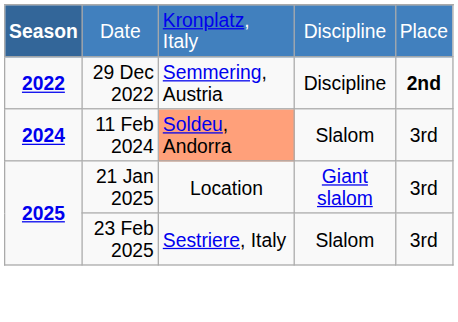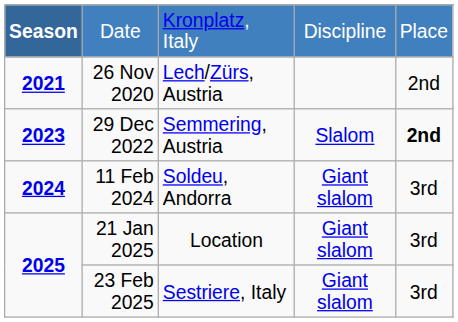+ row: (123, 83)
(43, 83) 2022 -> (43, 135) 2023
(345, 83) Discipline -> (345, 135) Slalom
(197, 135) lightsalmon background -> (197, 187) no background
(345, 135) Slalom -> (345, 187) Giant slalom
(345, 239) Slalom -> (345, 292) Giant slalom
